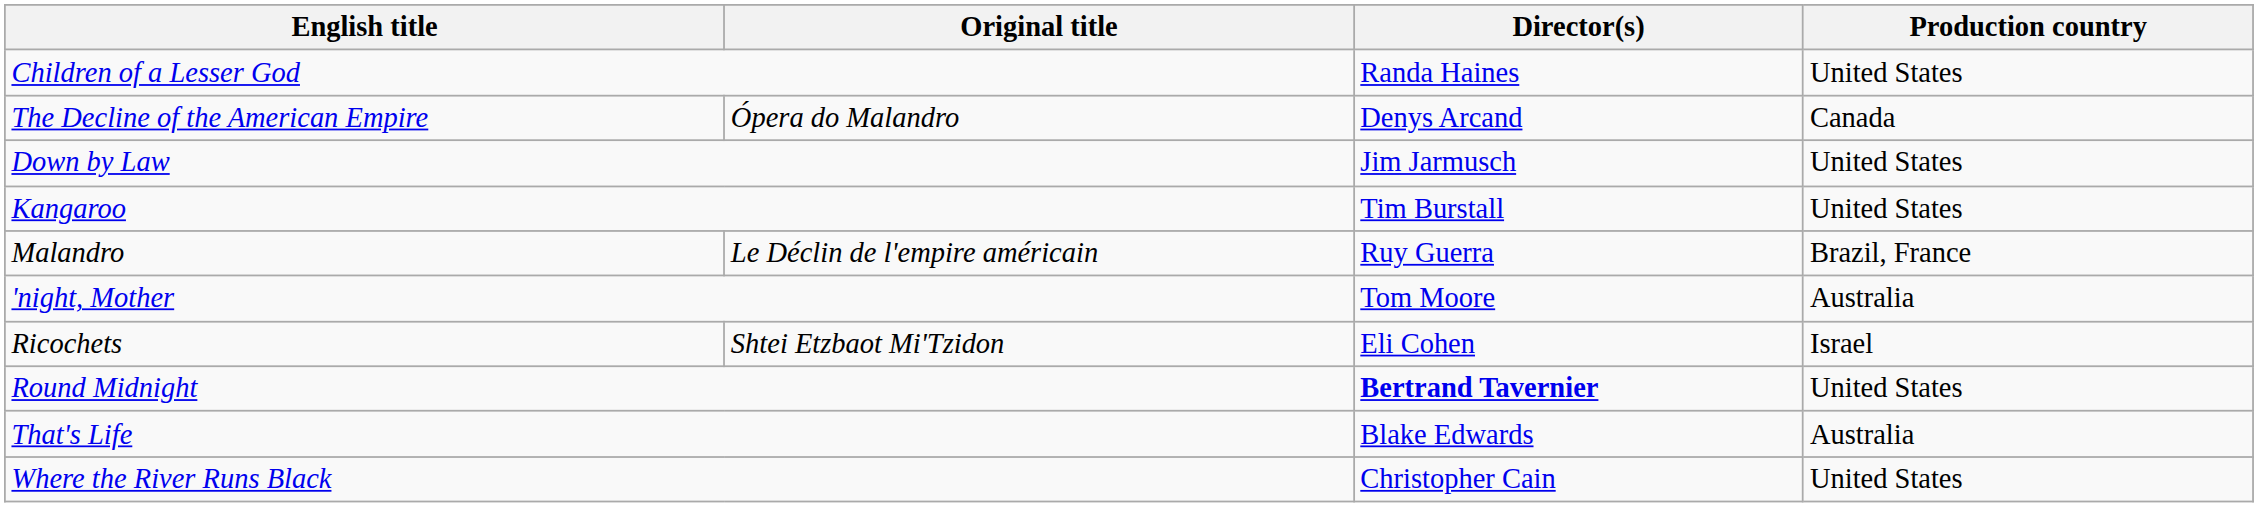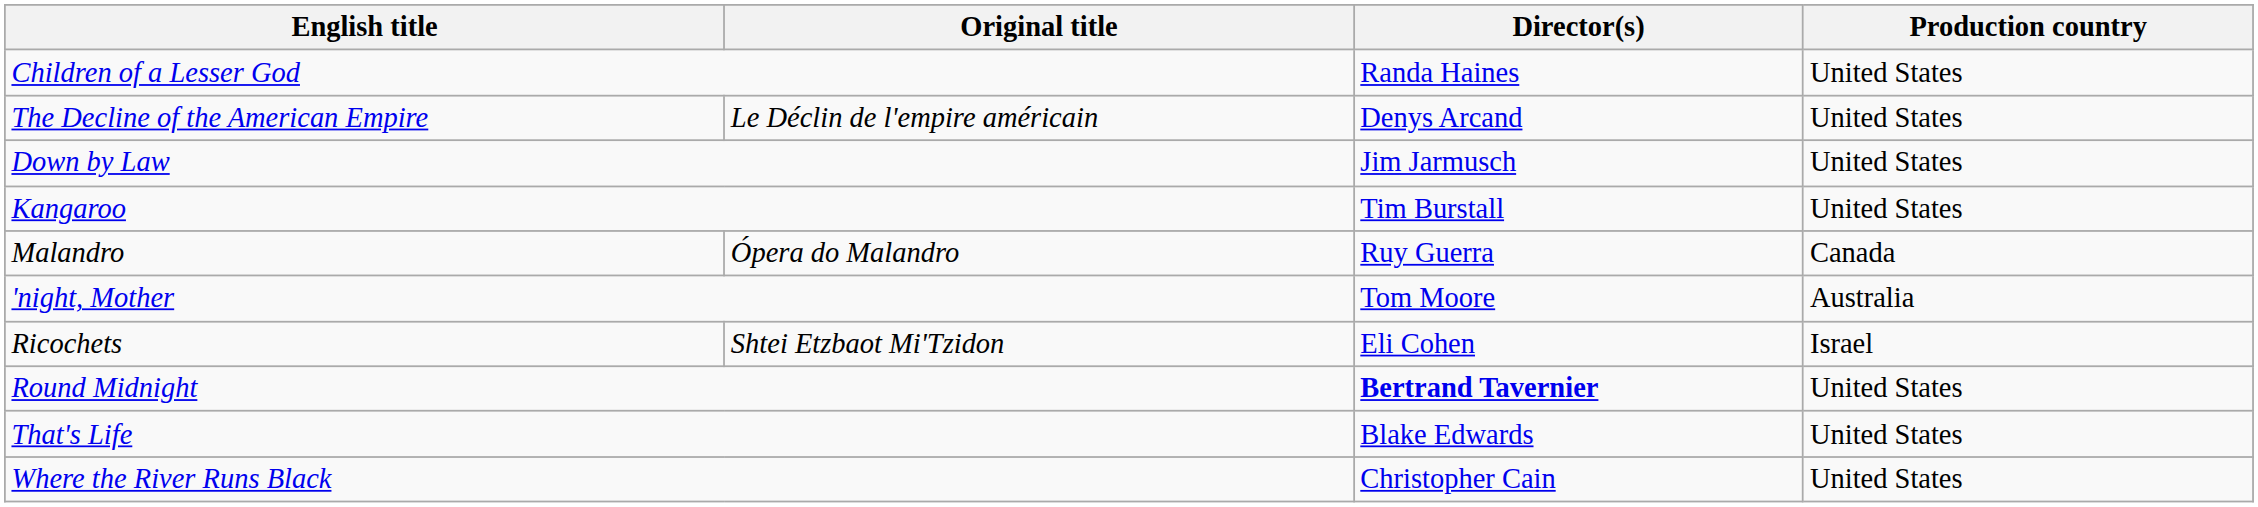(845, 117) Ópera do Malandro -> (914, 117) Le Déclin de l'empire américain
(1853, 117) Canada -> (1886, 117) United States
(914, 252) Le Déclin de l'empire américain -> (845, 252) Ópera do Malandro
(1891, 252) Brazil, France -> (1853, 252) Canada
(1862, 433) Australia -> (1886, 433) United States
